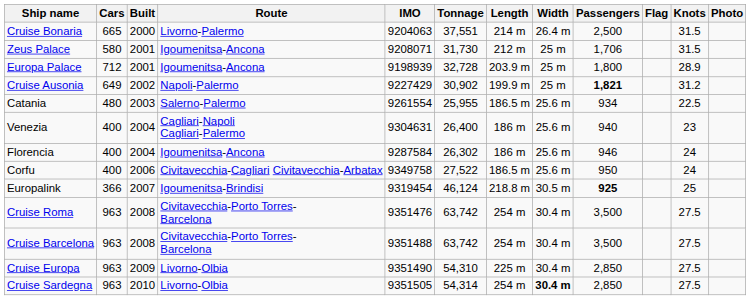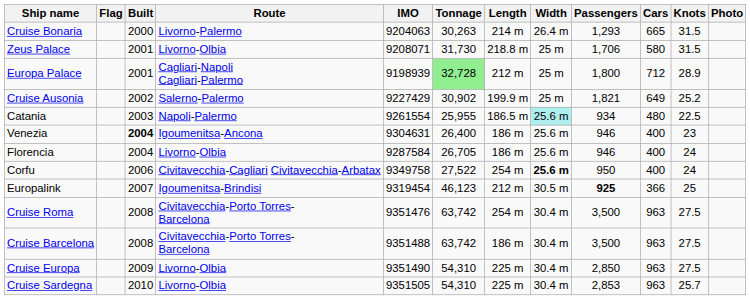columns swapped: (657, 13) <-> (112, 13)
(461, 31) 37,551 -> (459, 31) 30,263
(608, 31) 2,500 -> (606, 31) 1,293
(212, 49) Igoumenitsa-Ancona -> (192, 49) Livorno-Olbia
(510, 49) 212 m -> (508, 49) 218.8 m
(212, 67) Igoumenitsa-Ancona -> (201, 73) Cagliari-Napoli Cagliari-Palermo
(461, 67) no background -> (459, 73) lightgreen background
(510, 67) 203.9 m -> (508, 73) 212 m
(199, 85) Napoli-Palermo -> (201, 98) Salerno-Palermo
(608, 85) bold -> (606, 98) normal
(690, 85) 31.2 -> (690, 98) 25.2
(203, 103) Salerno-Palermo -> (198, 116) Napoli-Palermo
(553, 103) no background -> (551, 116) paleturquoise background
(142, 127) normal -> (141, 134) bold
(203, 127) Cagliari-Napoli Cagliari-Palermo -> (211, 134) Igoumenitsa-Ancona
(608, 127) 940 -> (606, 134) 946
(212, 152) Igoumenitsa-Ancona -> (192, 152) Livorno-Olbia
(461, 152) 26,302 -> (459, 152) 26,705
(510, 170) 186.5 m -> (508, 170) 254 m
(553, 170) normal -> (551, 170) bold
(461, 188) 46,124 -> (459, 188) 46,123
(510, 188) 218.8 m -> (508, 188) 212 m
(510, 243) 254 m -> (508, 243) 186 m
(461, 286) 54,314 -> (459, 286) 54,310
(510, 286) 254 m -> (508, 286) 225 m
(553, 286) bold -> (551, 286) normal
(608, 286) 2,850 -> (606, 286) 2,853
(690, 286) 27.5 -> (690, 286) 25.7
